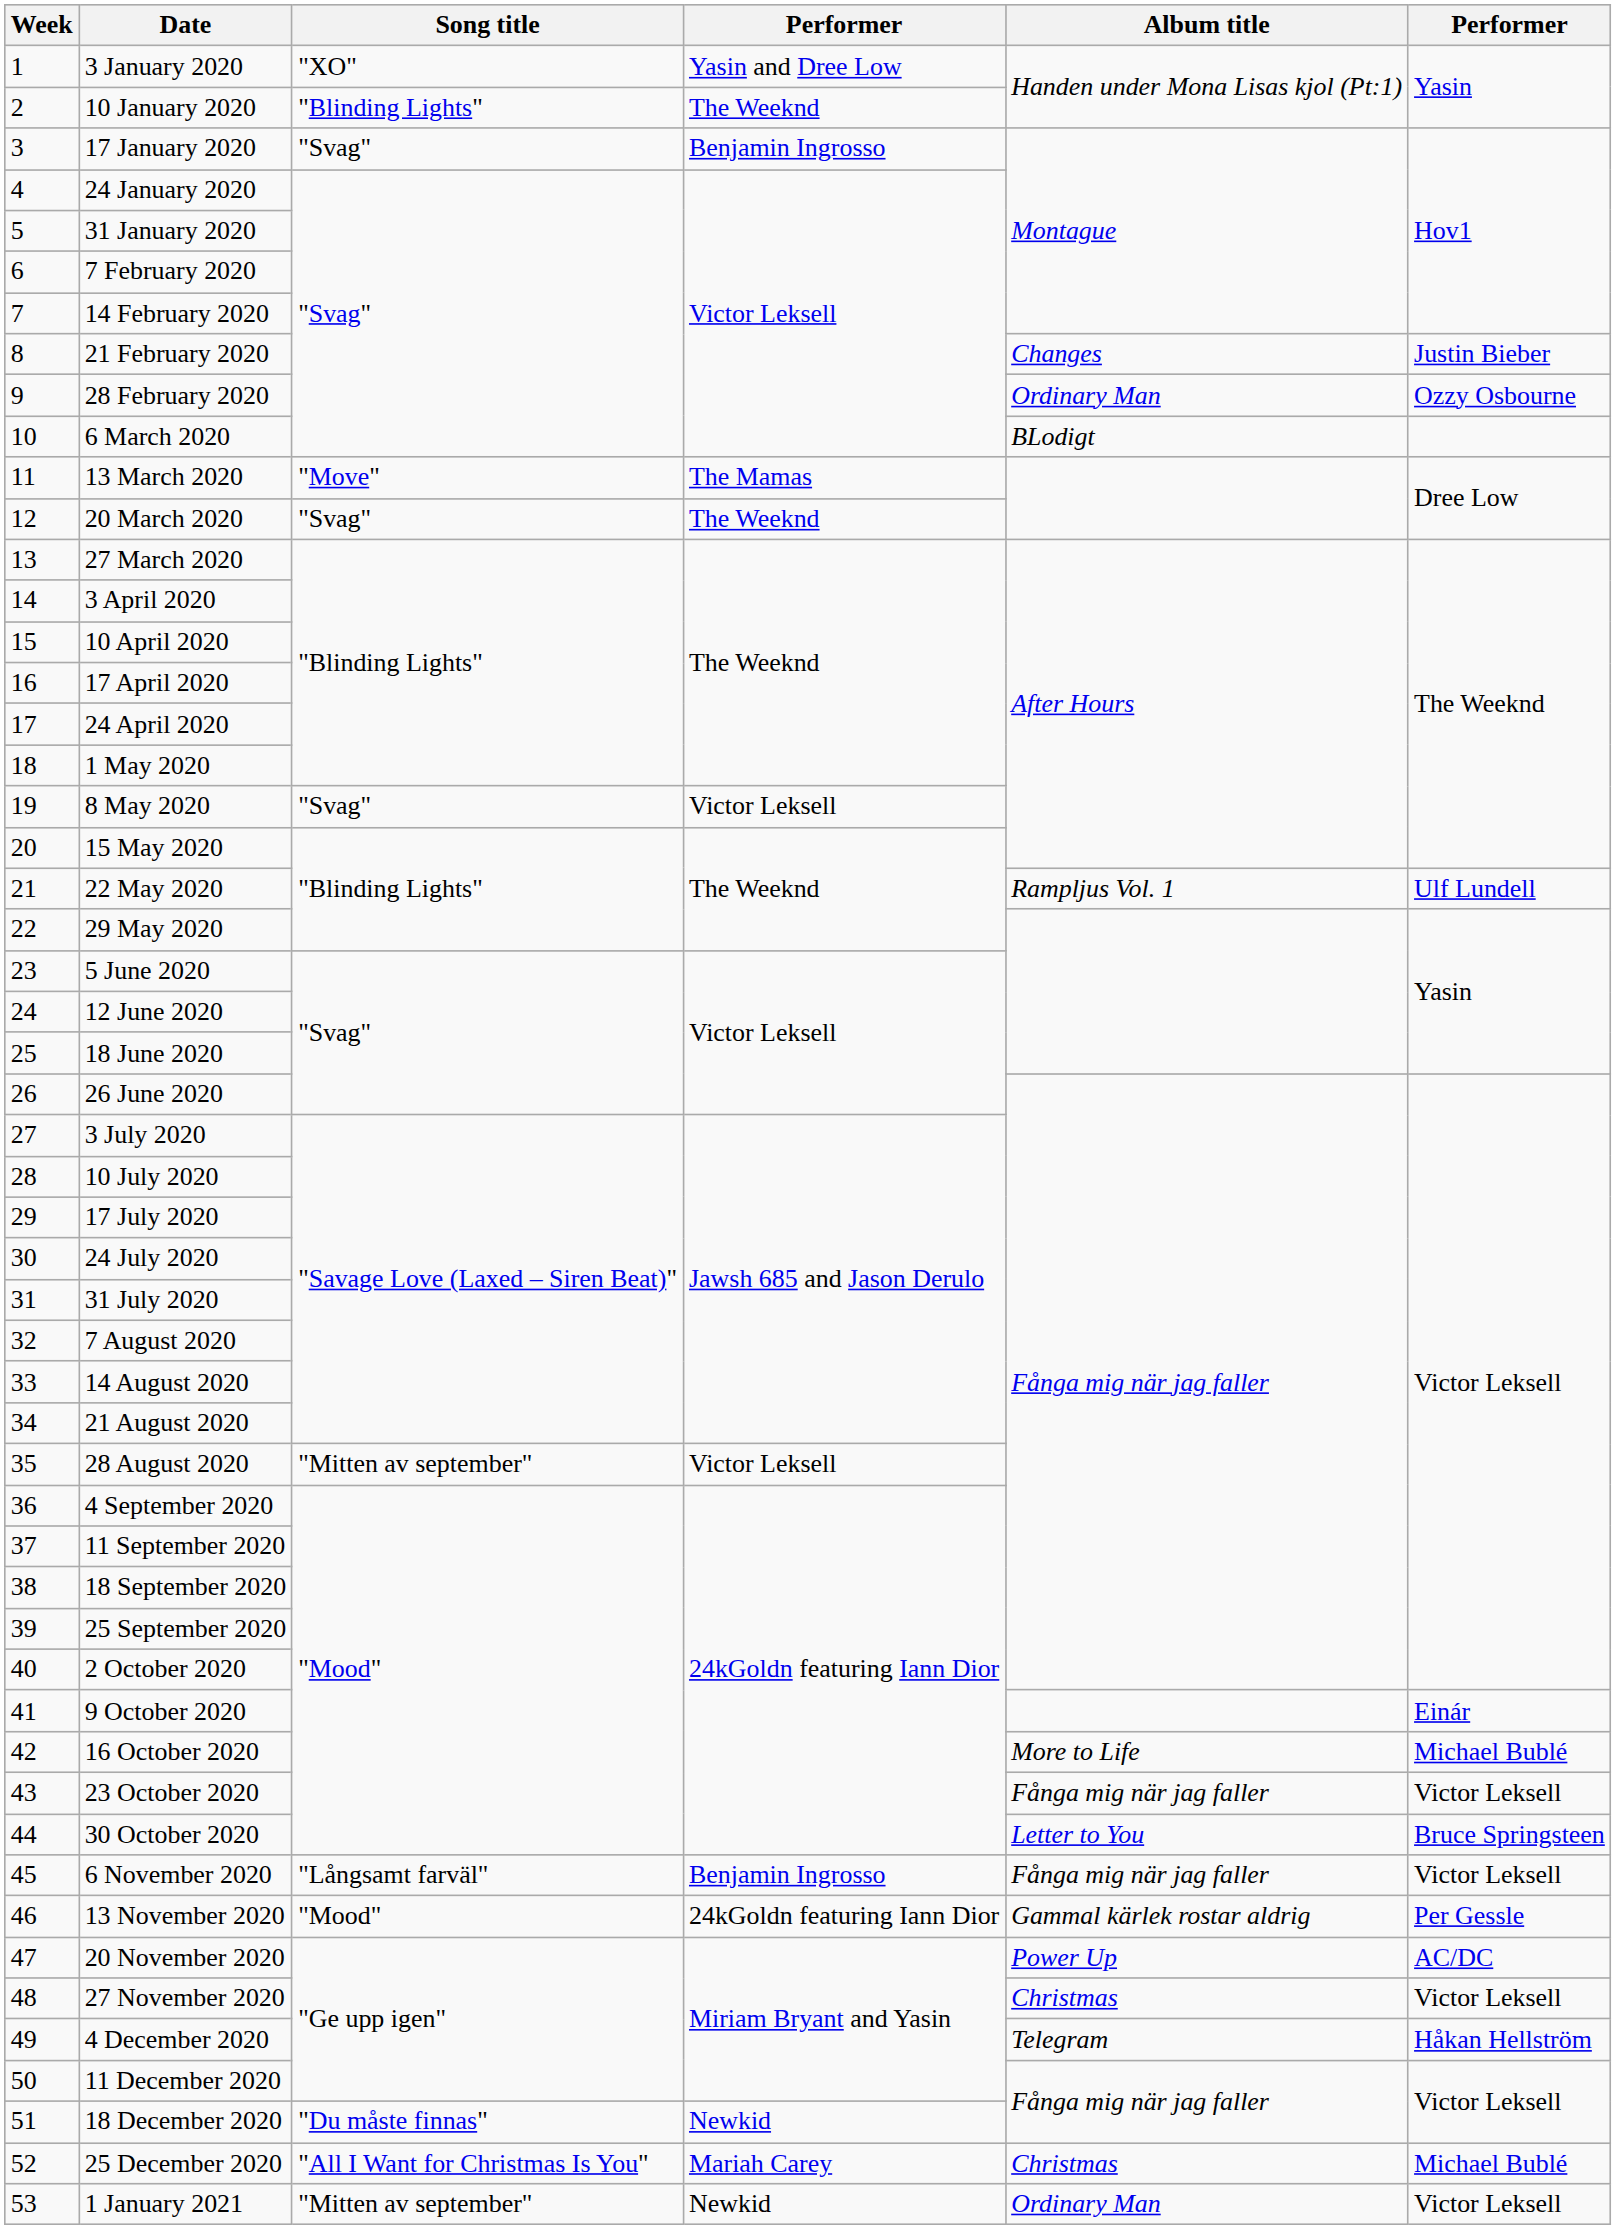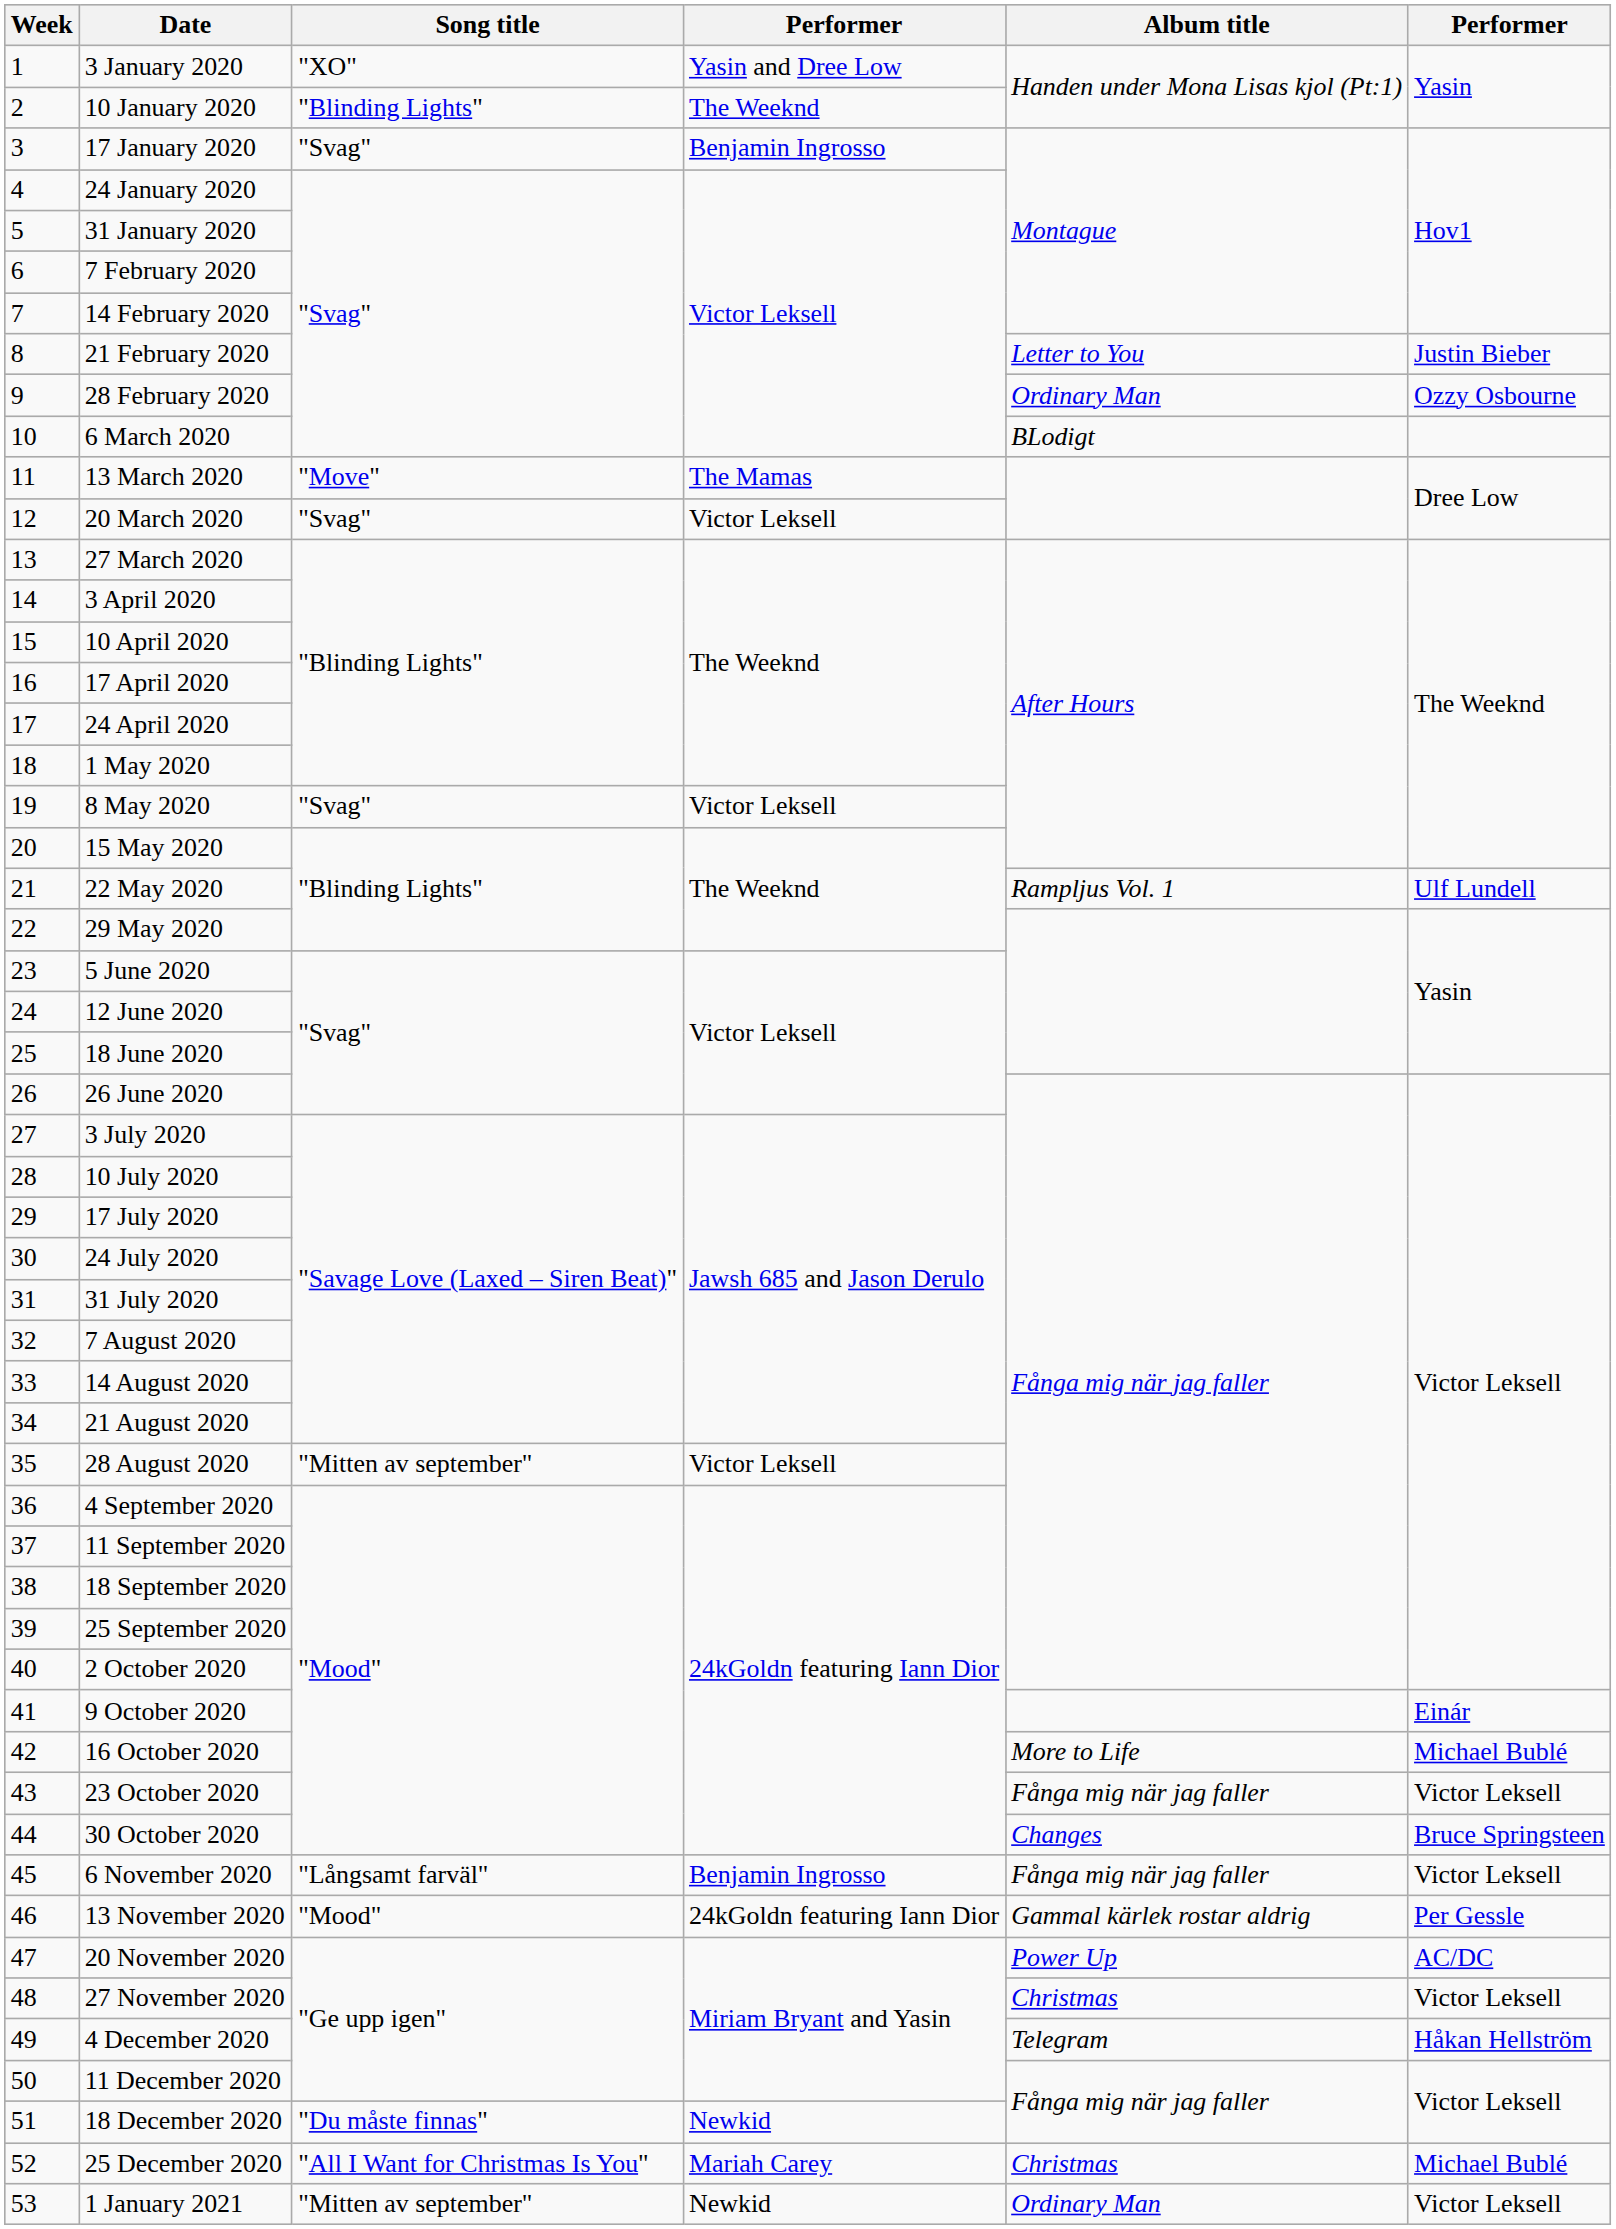(1057, 353) Changes -> (1078, 353) Letter to You
(754, 518) The Weeknd -> (763, 518) Victor Leksell
(1078, 1833) Letter to You -> (1057, 1833) Changes
